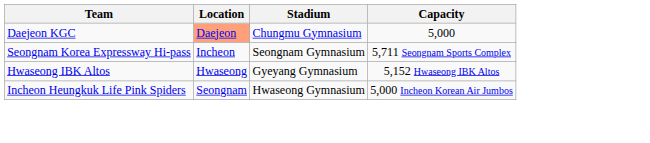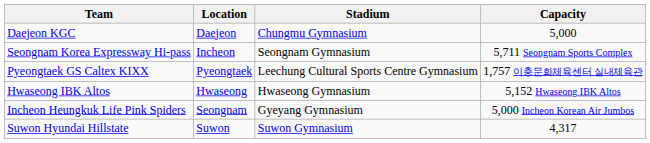(216, 33) lightsalmon background -> (216, 33) no background
+ row: (78, 71)
(305, 71) Gyeyang Gymnasium -> (314, 90) Hwaseong Gymnasium
(309, 90) Hwaseong Gymnasium -> (310, 109) Gyeyang Gymnasium
+ row: (68, 128)
